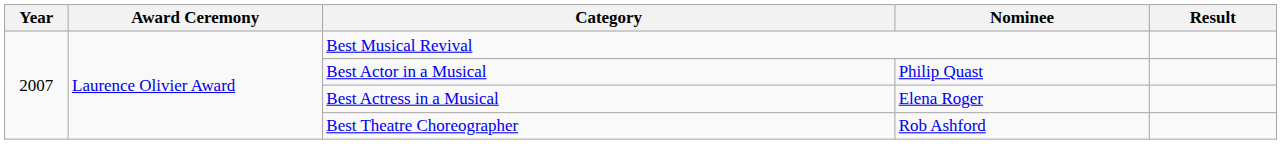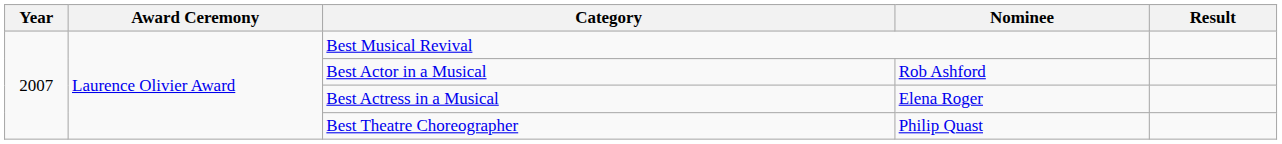(941, 71) Philip Quast -> (942, 71) Rob Ashford
(942, 125) Rob Ashford -> (941, 125) Philip Quast
